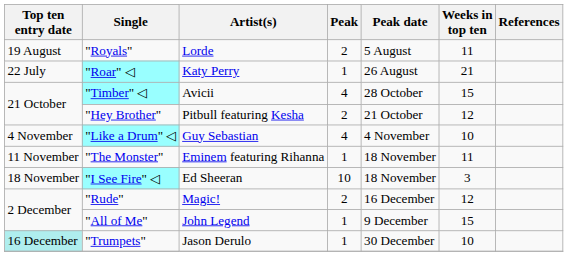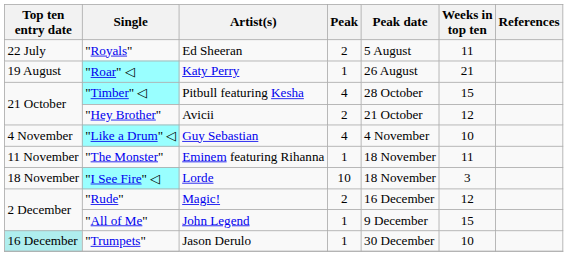(34, 50) 19 August -> (27, 50) 22 July
(198, 50) Lorde -> (212, 50) Ed Sheeran
(27, 71) 22 July -> (34, 71) 19 August
(198, 93) Avicii -> (243, 93) Pitbull featuring Kesha
(243, 114) Pitbull featuring Kesha -> (198, 114) Avicii
(212, 178) Ed Sheeran -> (198, 178) Lorde
